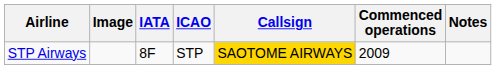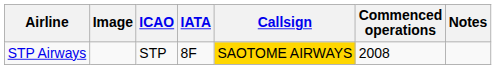columns swapped: (155, 23) <-> (194, 23)
(374, 53) 2009 -> (374, 53) 2008
